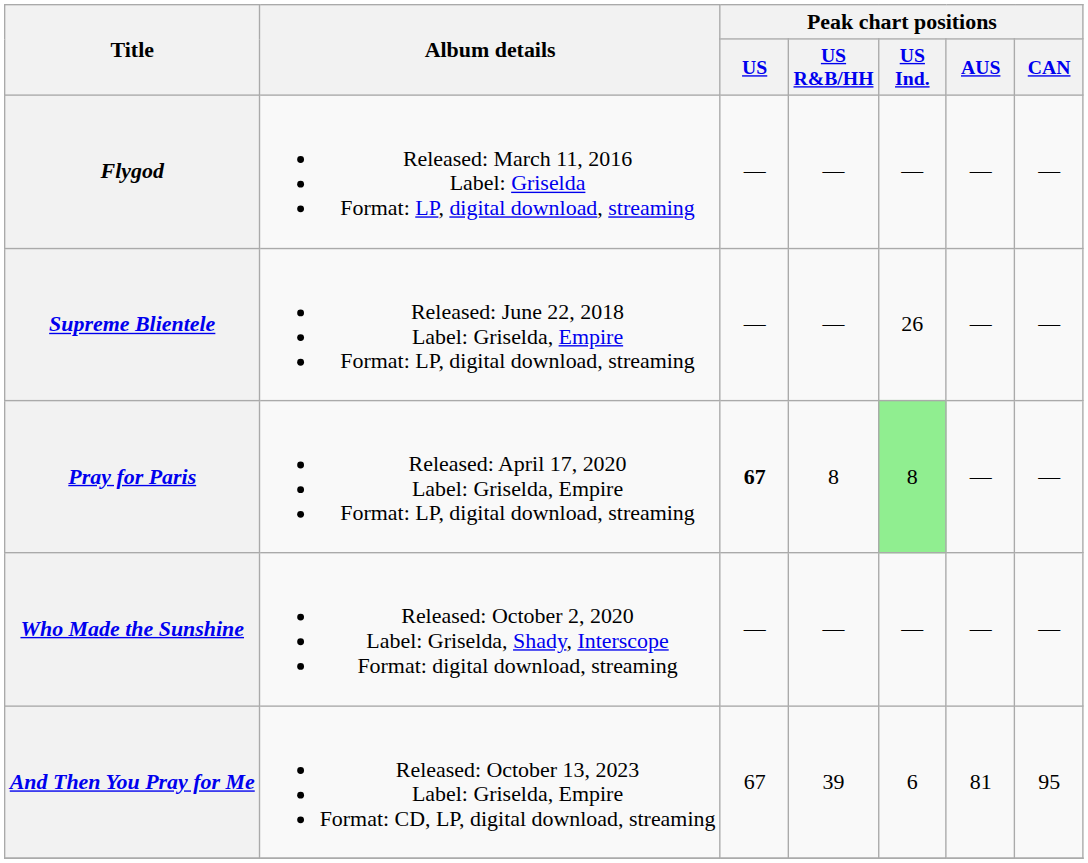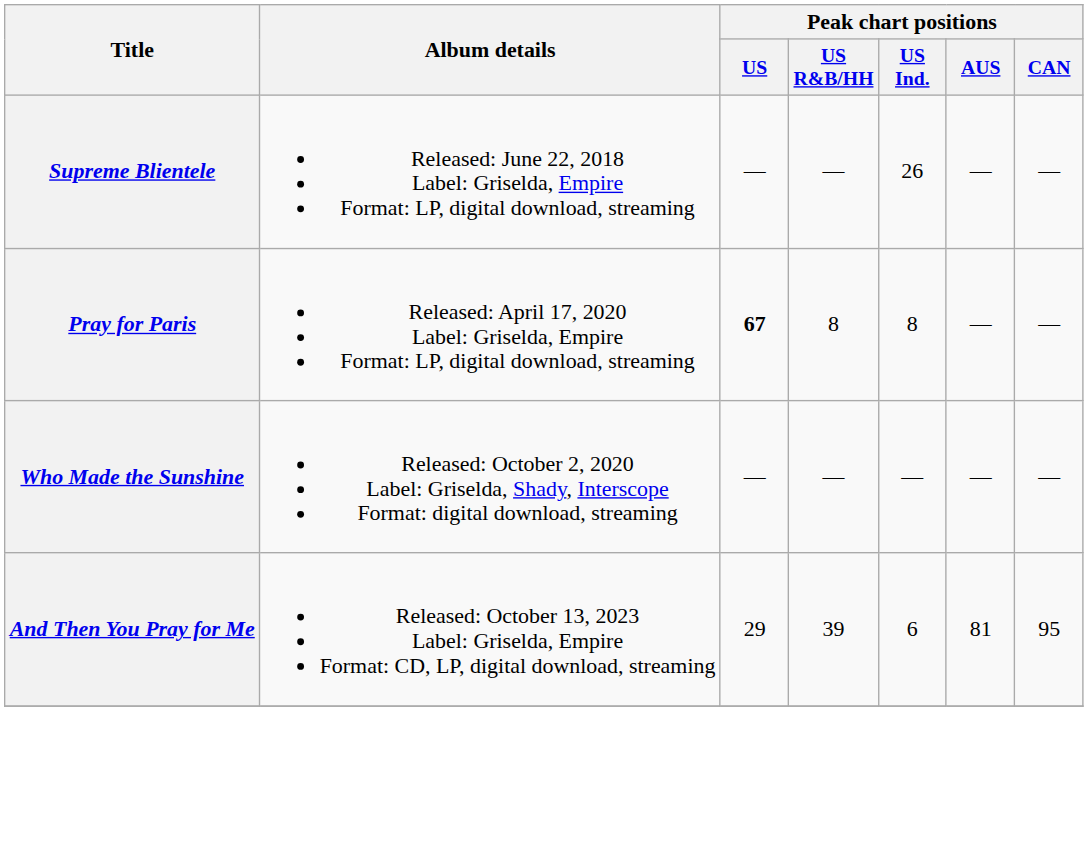- row: (132, 171)
(912, 476) lightgreen background -> (912, 323) no background
(755, 781) 67 -> (755, 629) 29
